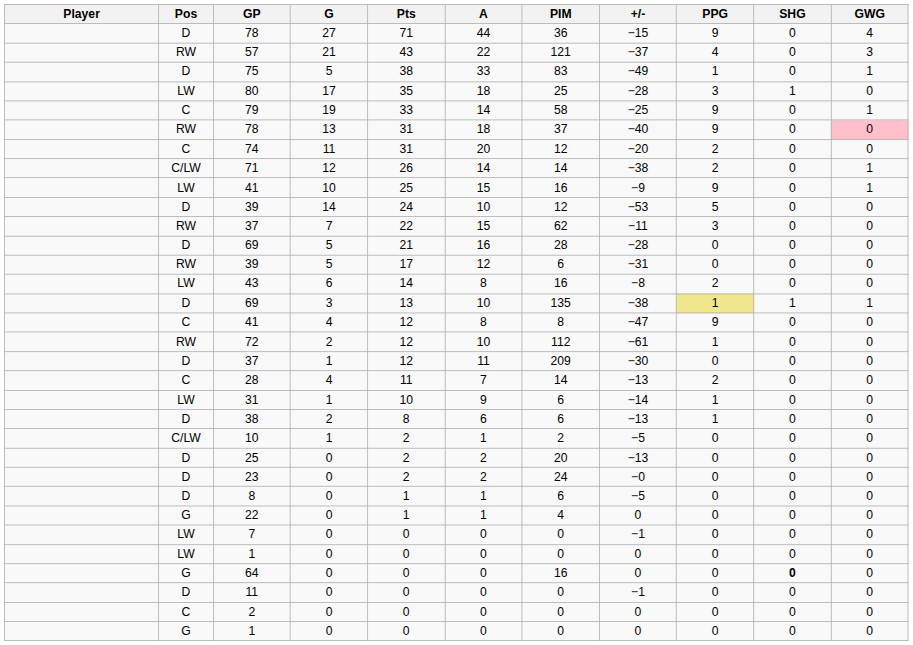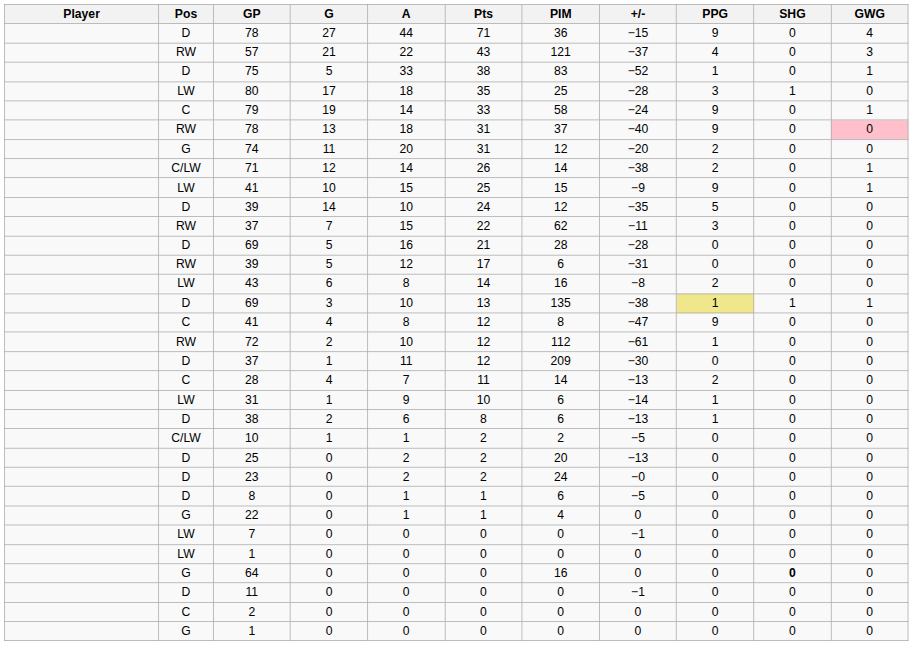columns swapped: (483, 14) <-> (406, 14)
(638, 71) −49 -> (638, 71) −52
(638, 110) −25 -> (638, 110) −24
(186, 149) C -> (186, 149) G
(561, 187) 16 -> (561, 187) 15
(638, 206) −53 -> (638, 206) −35
